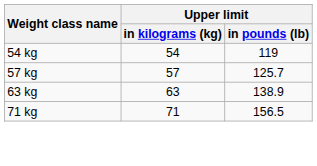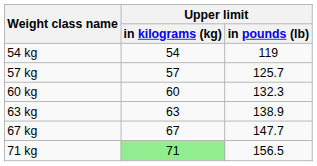+ row: (22, 92)
+ row: (22, 131)
(173, 112) no background -> (173, 151) lightgreen background
